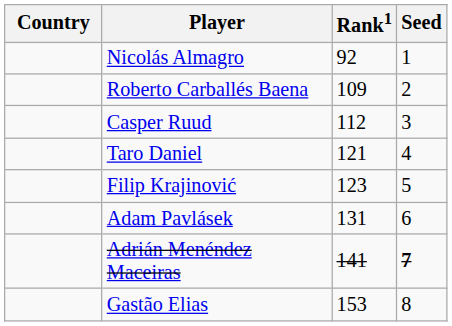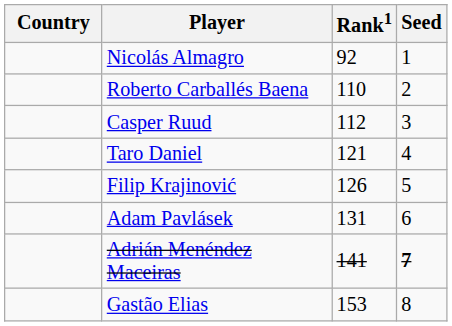(352, 89) 109 -> (351, 89) 110
(352, 185) 123 -> (352, 185) 126
